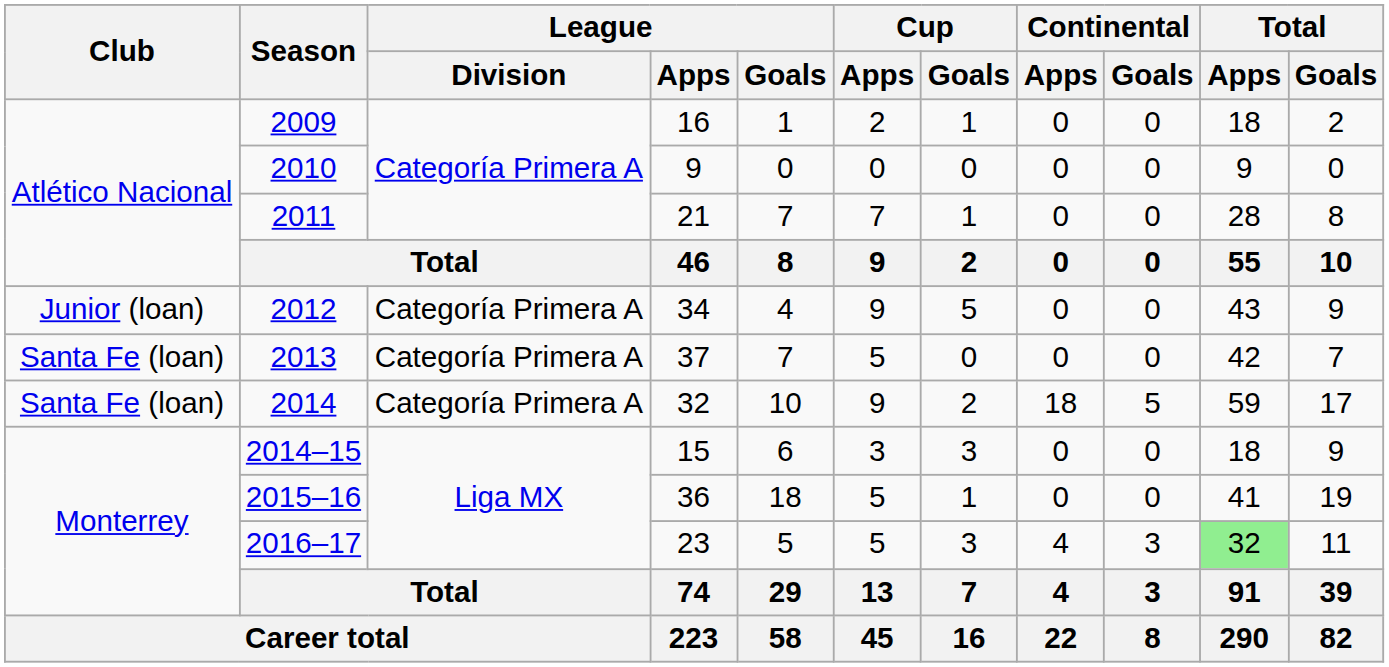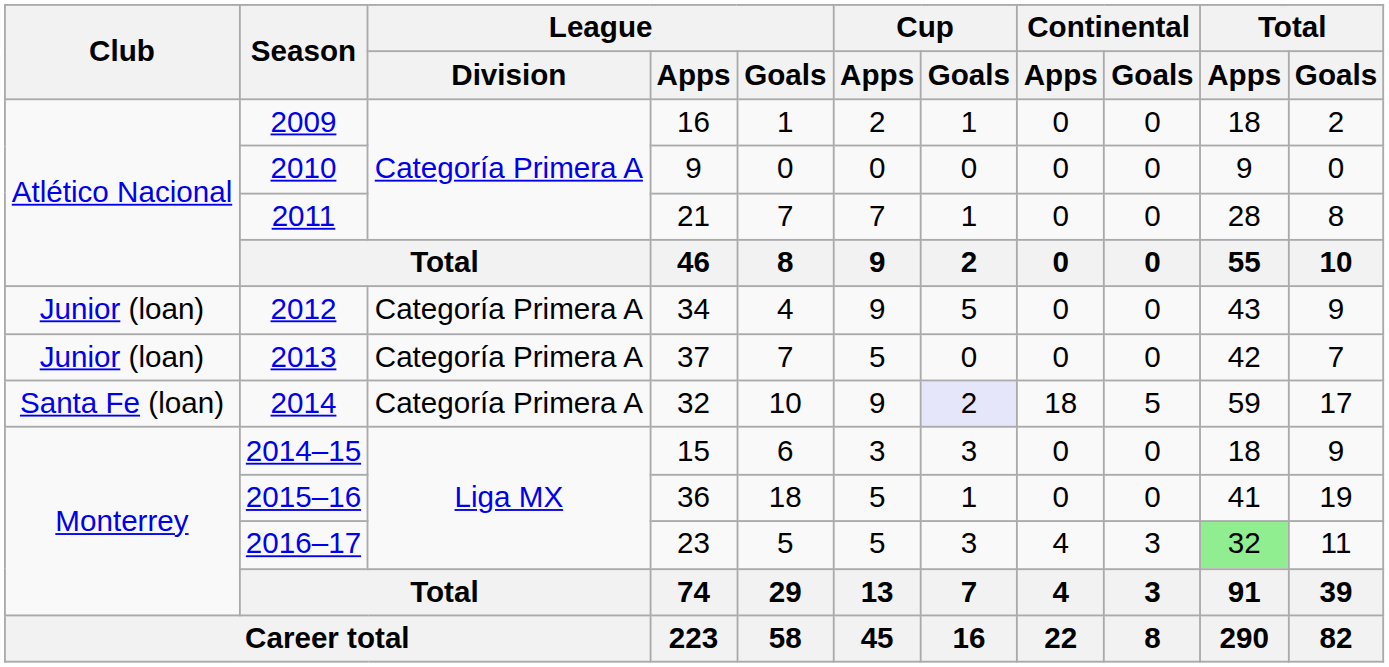(122, 356) Santa Fe (loan) -> (122, 356) Junior (loan)
(969, 403) no background -> (969, 403) lavender background
